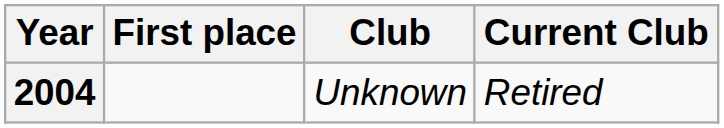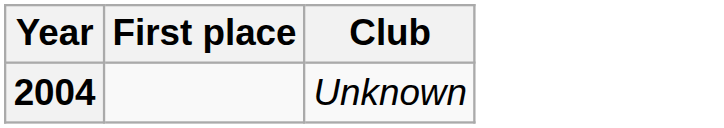- column: (596, 33)
